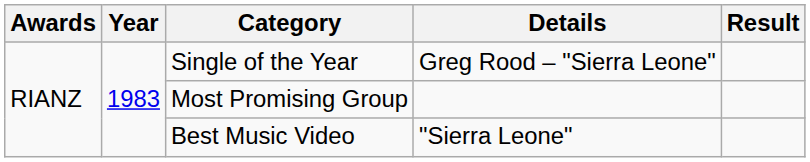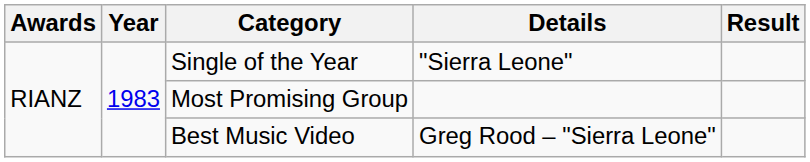(567, 61) Greg Rood – "Sierra Leone" -> (496, 61) "Sierra Leone"
(496, 136) "Sierra Leone" -> (567, 136) Greg Rood – "Sierra Leone"
